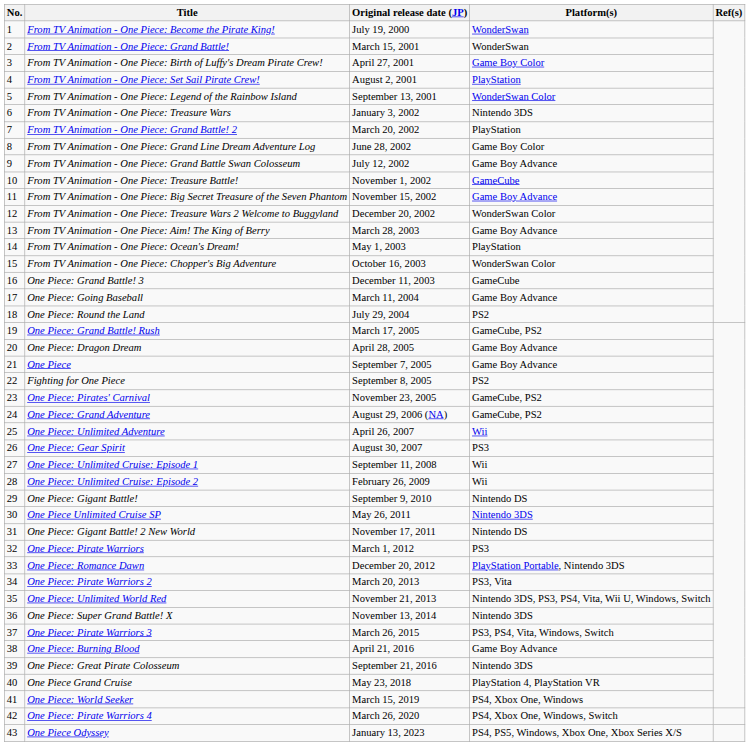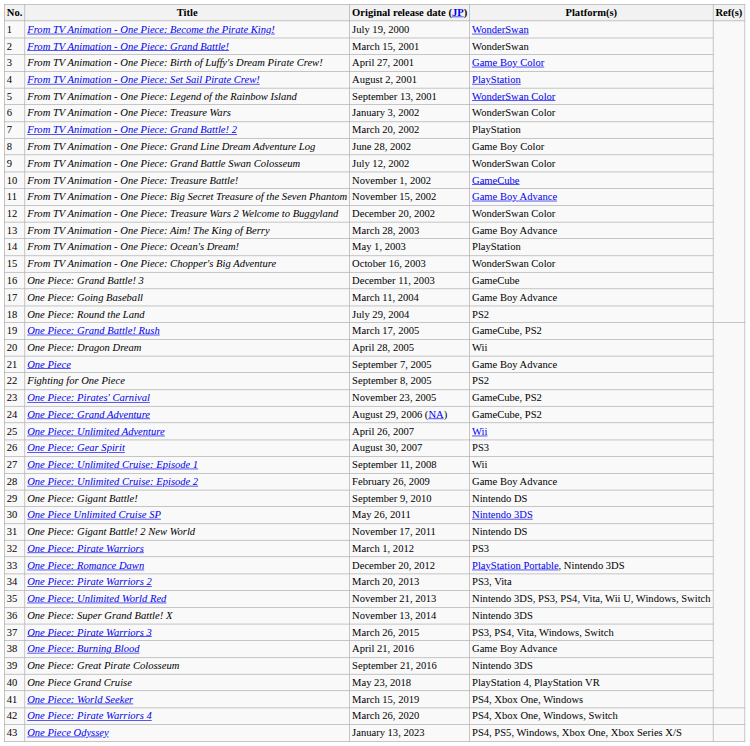(502, 113) Nintendo 3DS -> (514, 113) WonderSwan Color
(515, 163) Game Boy Advance -> (514, 163) WonderSwan Color
(515, 347) Game Boy Advance -> (480, 347) Wii
(480, 481) Wii -> (515, 481) Game Boy Advance
